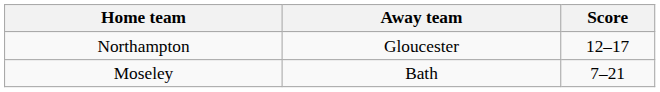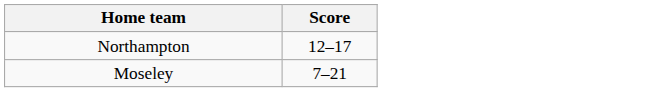- column: (421, 18)
